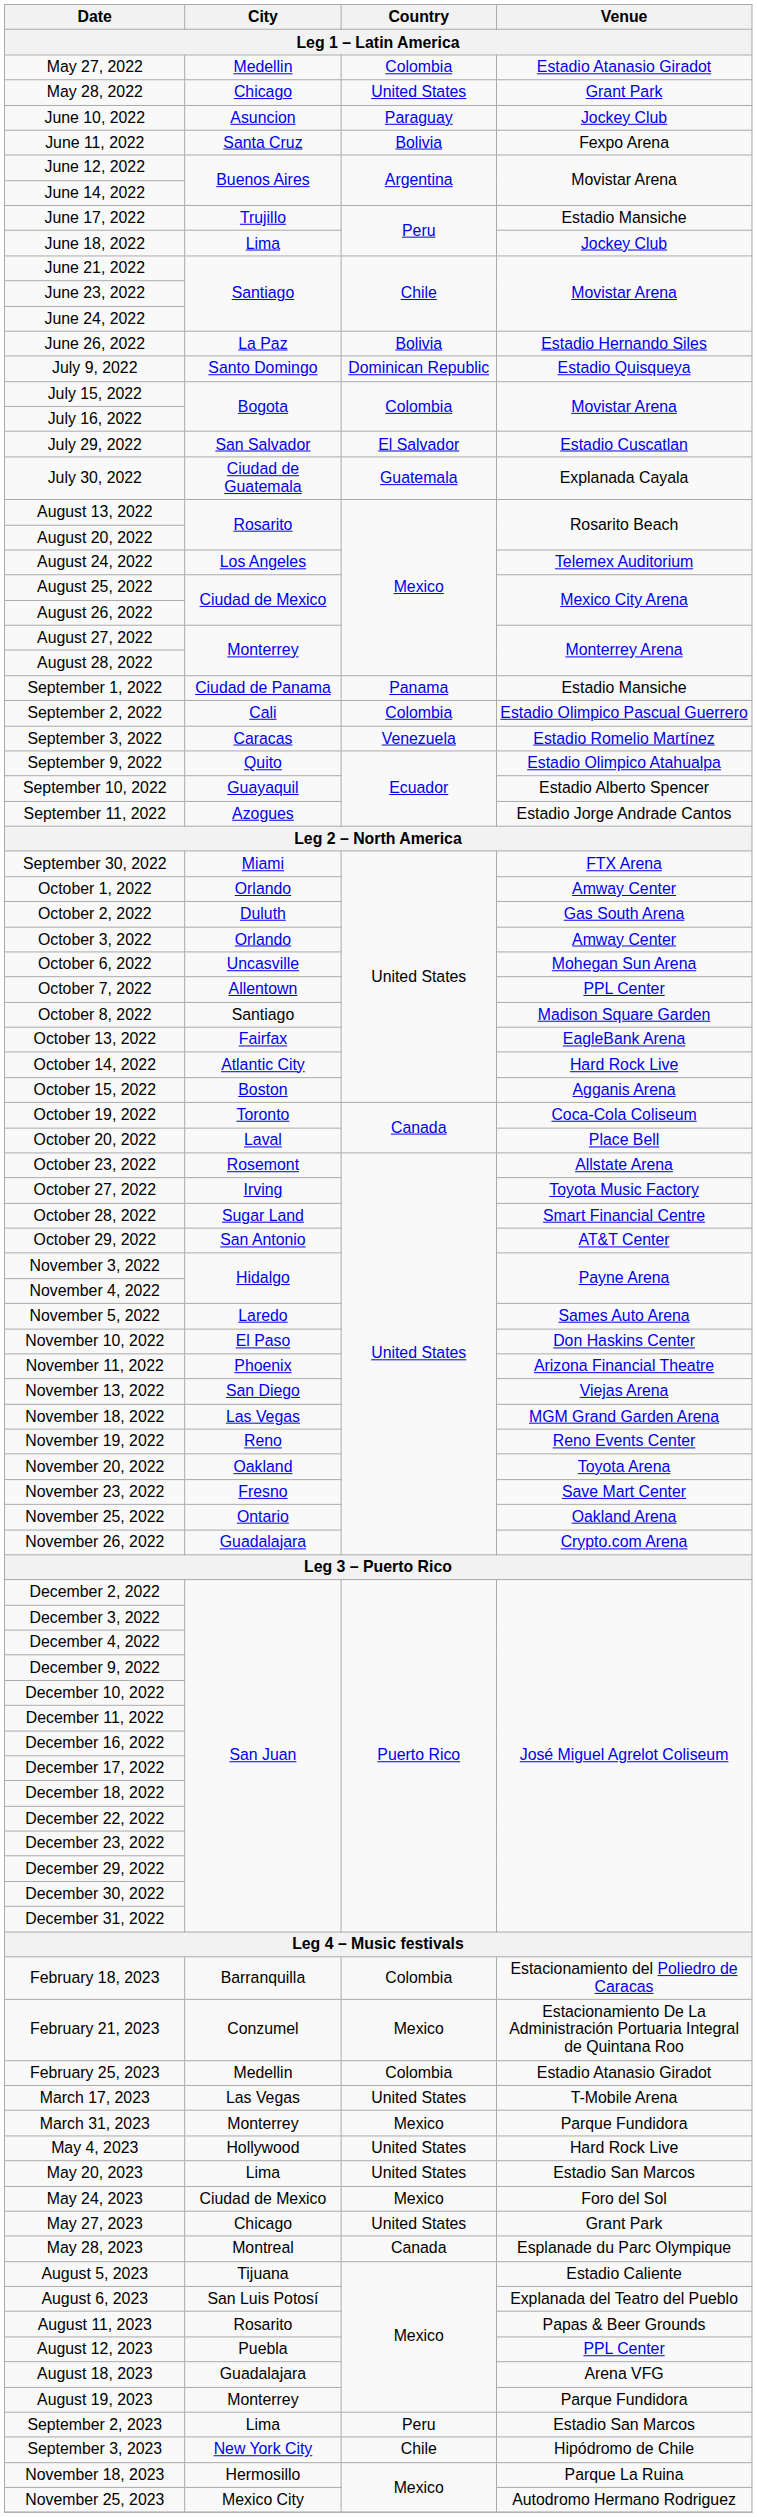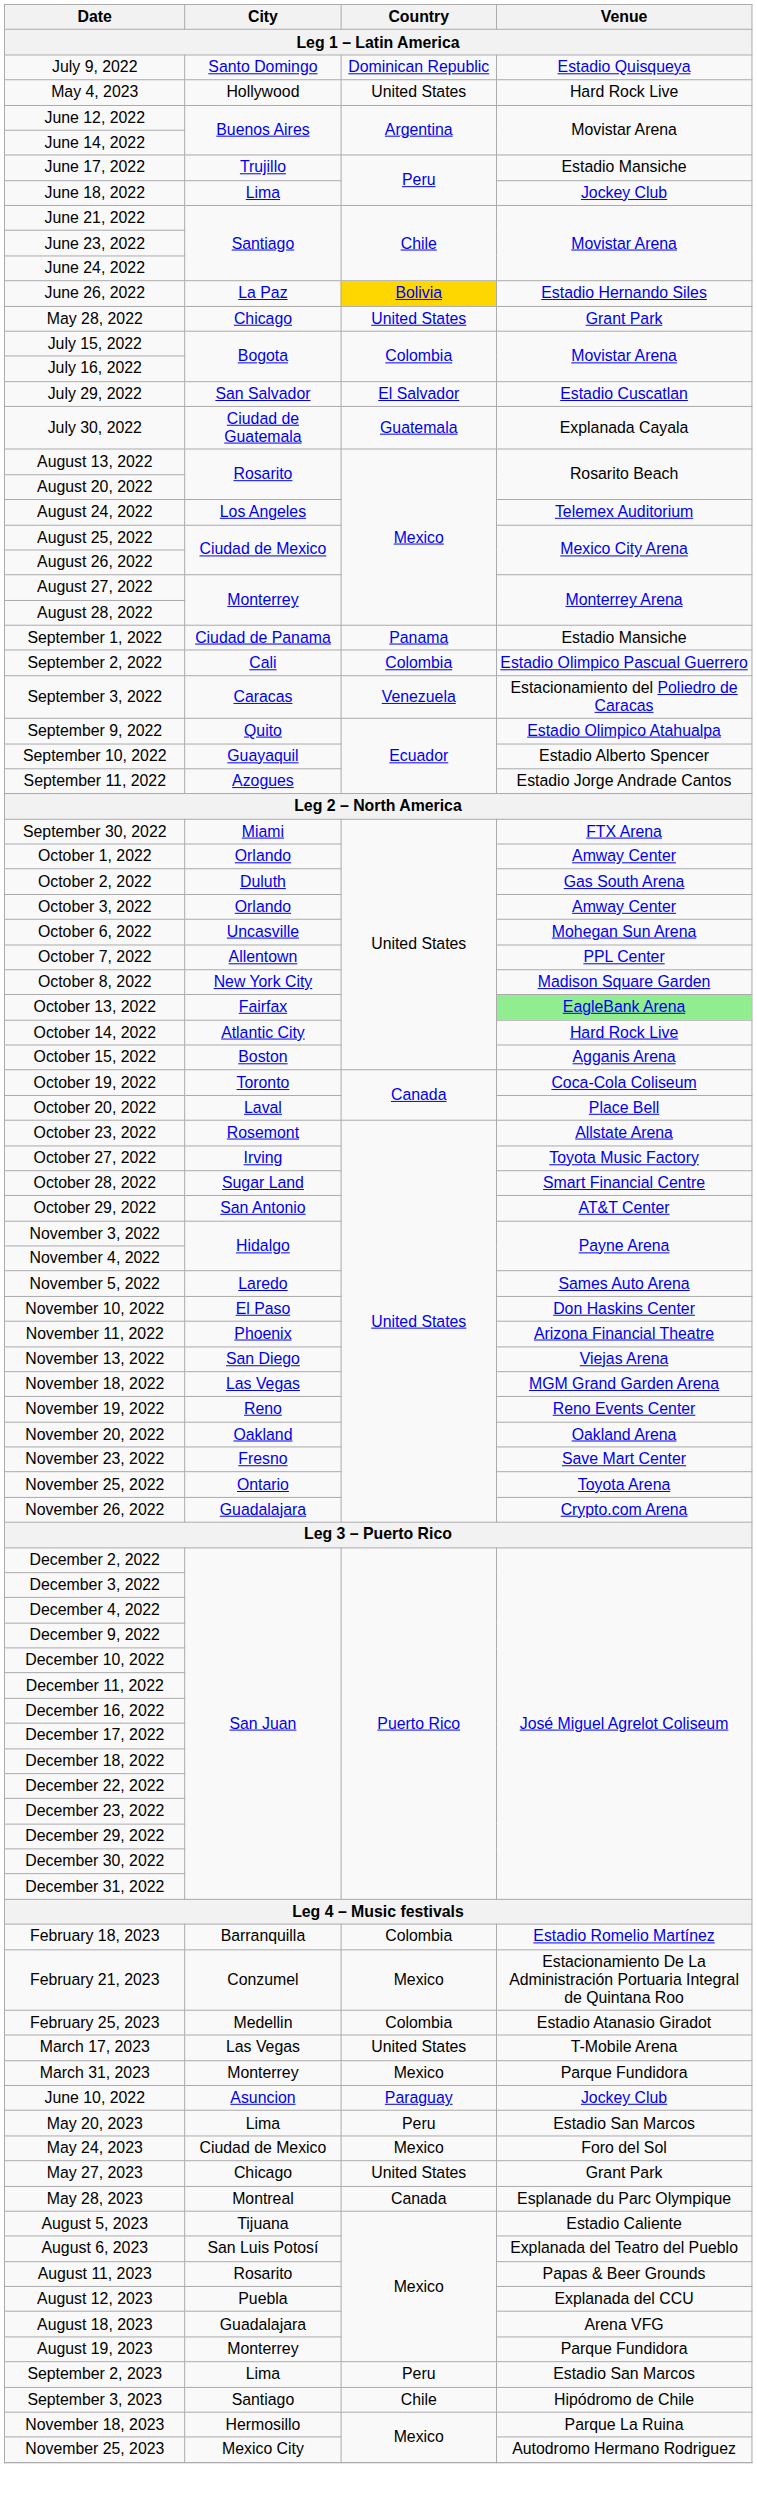- row: (95, 67)
rows swapped: (95, 92) <-> (95, 368)
rows swapped: (95, 117) <-> (95, 2148)
- row: (95, 142)
(419, 343) no background -> (419, 293) gold background
(624, 738) Estadio Romelio Martínez -> (624, 696) Estacionamiento del Poliedro de Caracas
(263, 1014) Santiago -> (263, 982) New York City
(624, 1039) no background -> (624, 1007) lightgreen background
(624, 1466) Toyota Arena -> (624, 1434) Oakland Arena
(624, 1517) Oakland Arena -> (624, 1484) Toyota Arena
(624, 1978) Estacionamiento del Poliedro de Caracas -> (624, 1936) Estadio Romelio Martínez
(419, 2173) United States -> (419, 2123) Peru
(624, 2349) PPL Center -> (624, 2299) Explanada del CCU
(263, 2449) New York City -> (263, 2399) Santiago
